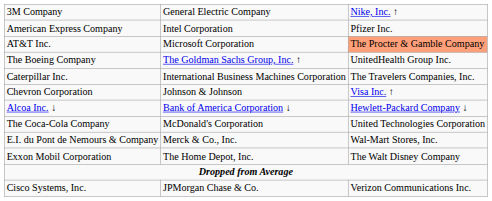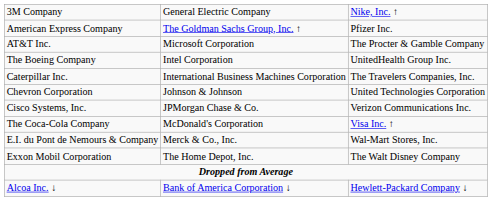(198, 28) Intel Corporation -> (232, 28) The Goldman Sachs Group, Inc. ↑
(417, 44) lightsalmon background -> (417, 44) no background
(232, 60) The Goldman Sachs Group, Inc. ↑ -> (198, 60) Intel Corporation
(372, 92) Visa Inc. ↑ -> (418, 92) United Technologies Corporation
rows swapped: (46, 188) <-> (31, 108)
(418, 124) United Technologies Corporation -> (372, 124) Visa Inc. ↑
